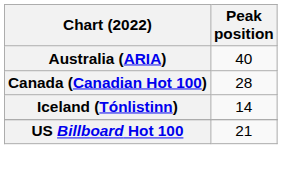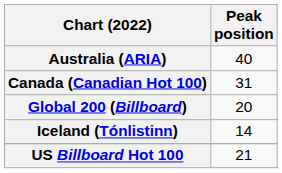(244, 82) 28 -> (244, 82) 31
+ row: (107, 107)
